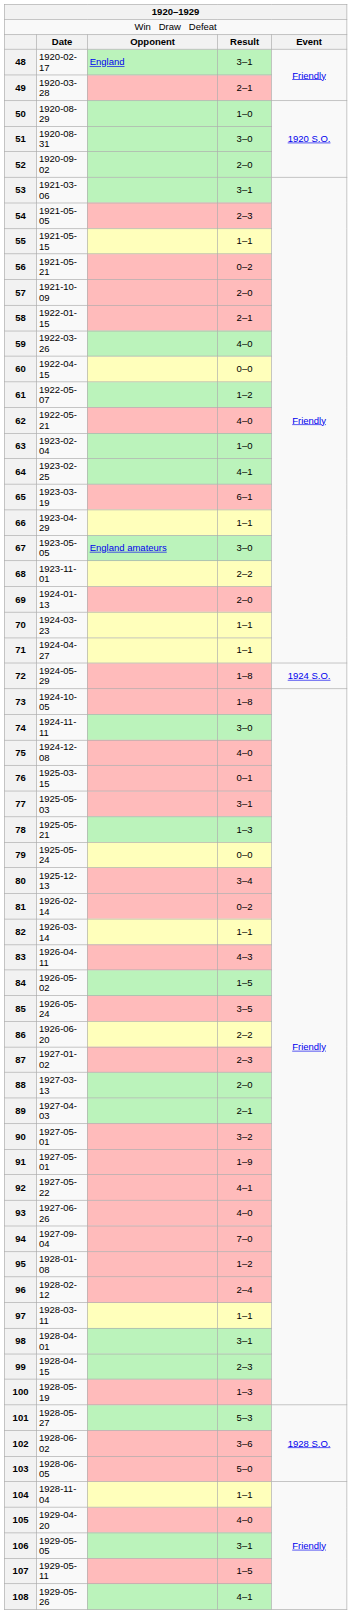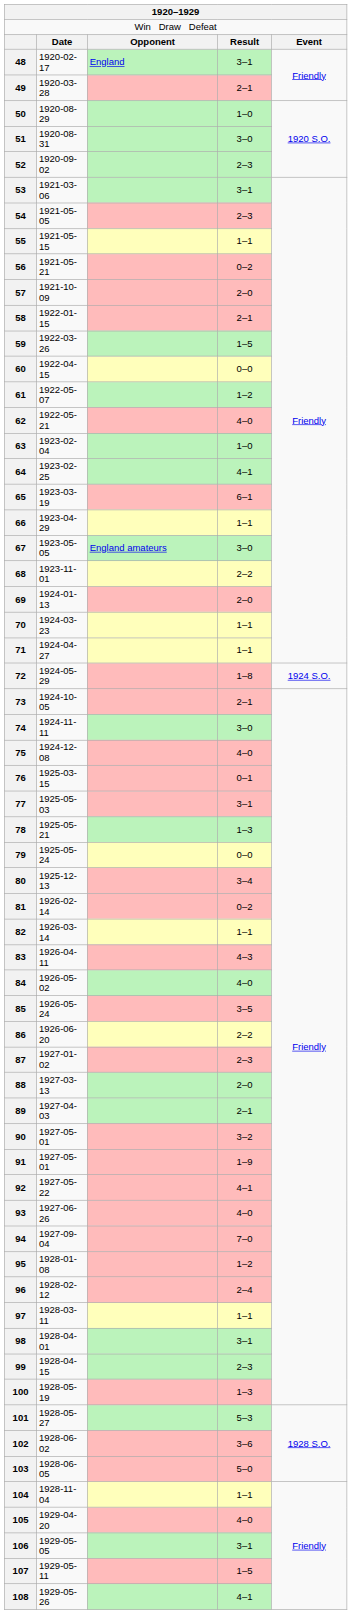(245, 165) 2–0 -> (245, 165) 2–3
(245, 344) 4–0 -> (245, 344) 1–5
(245, 702) 1–8 -> (245, 702) 2–1
(245, 983) 1–5 -> (245, 983) 4–0
